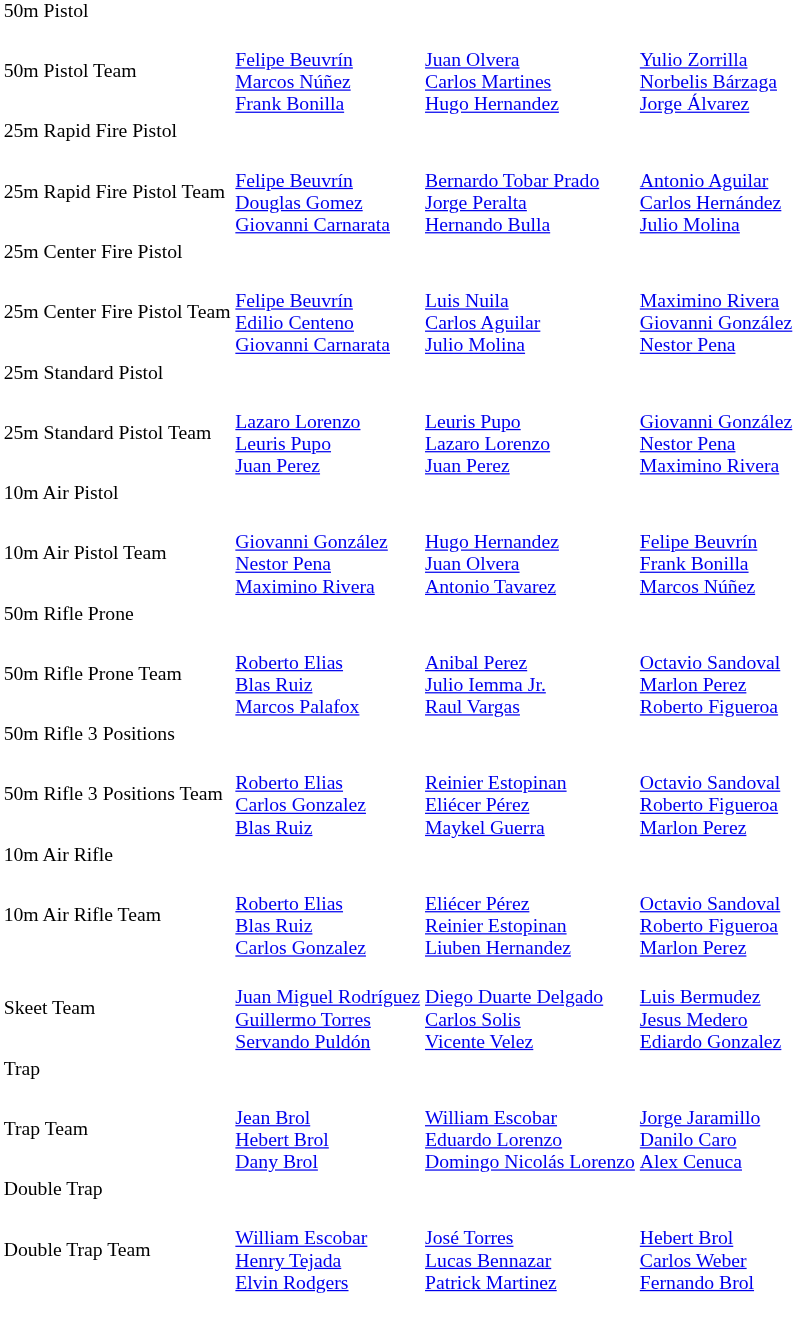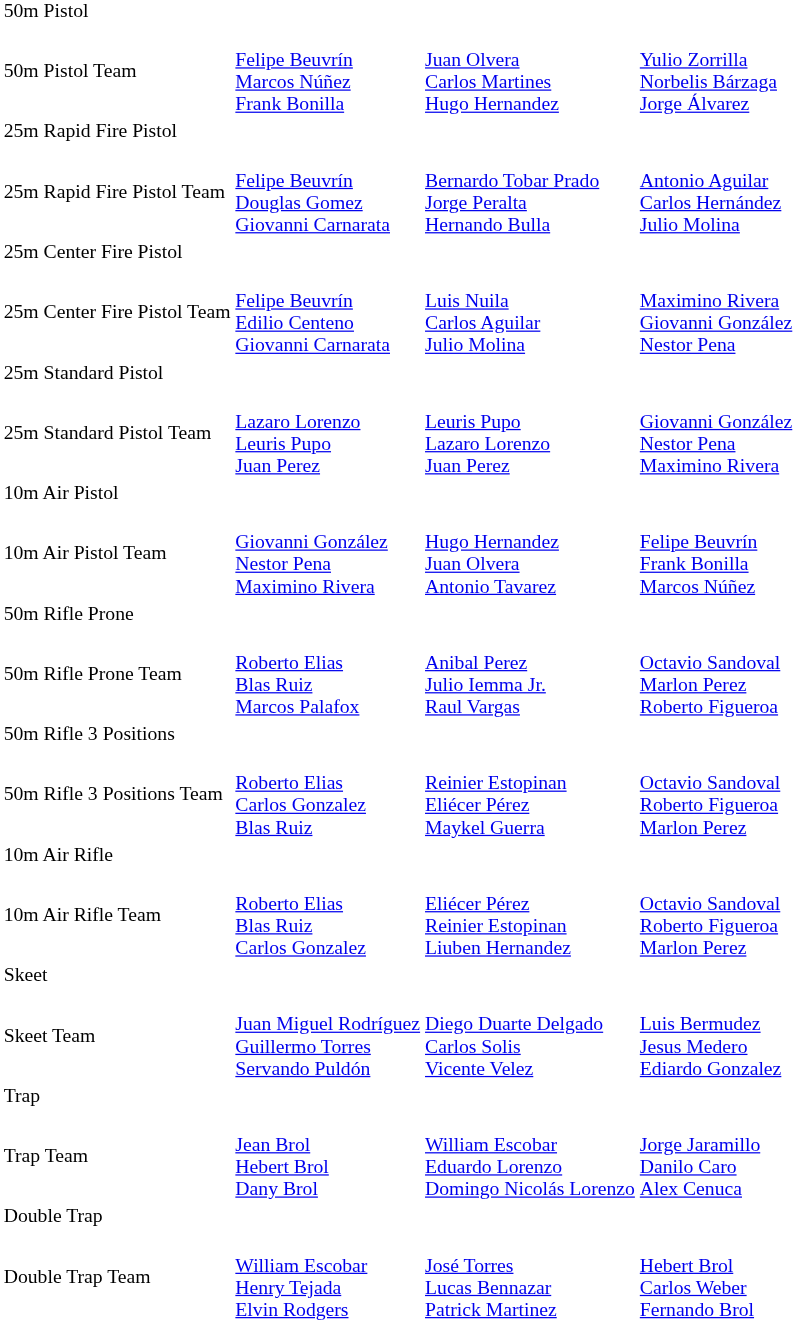+ row: (26, 974)
